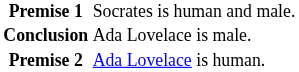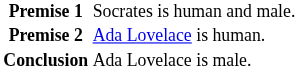rows swapped: (46, 60) <-> (46, 35)
